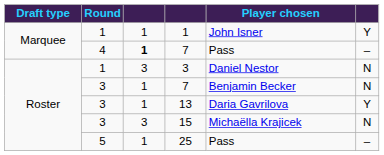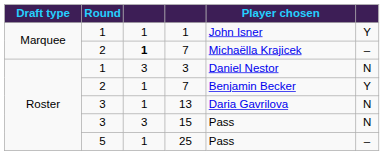(103, 50) 4 -> (103, 50) 2
(222, 50) Pass -> (255, 50) Michaëlla Krajicek
(103, 86) 3 -> (103, 86) 2
(367, 86) N -> (367, 86) Y
(367, 104) Y -> (367, 104) N
(255, 123) Michaëlla Krajicek -> (222, 123) Pass
